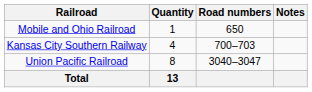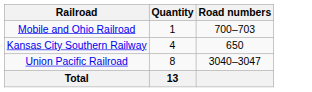- column: (290, 12)
(235, 29) 650 -> (235, 29) 700–703
(235, 45) 700–703 -> (235, 45) 650
